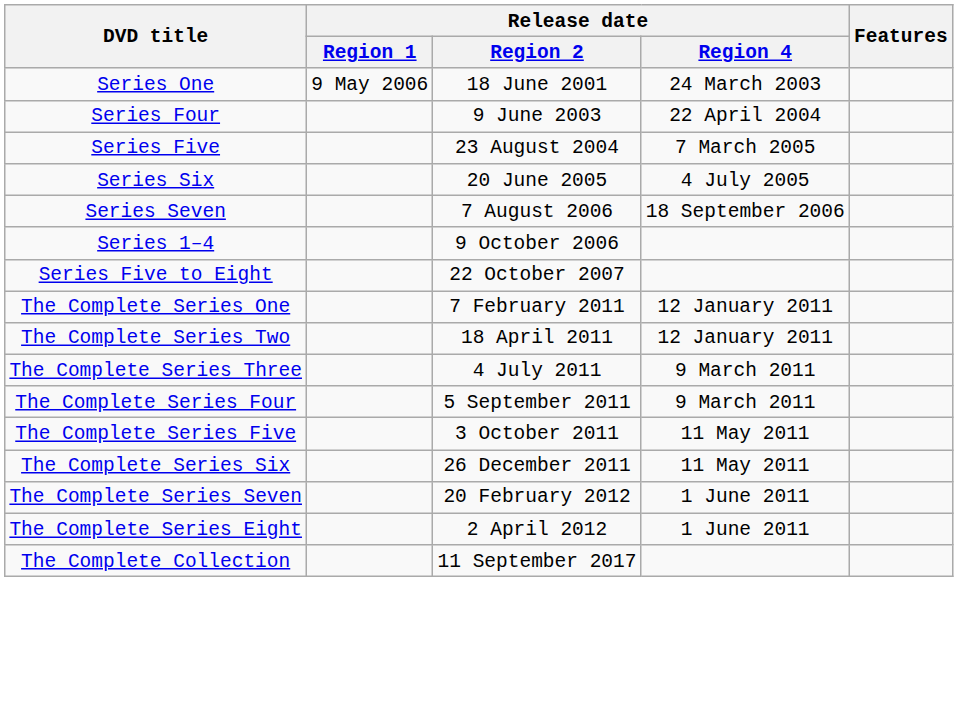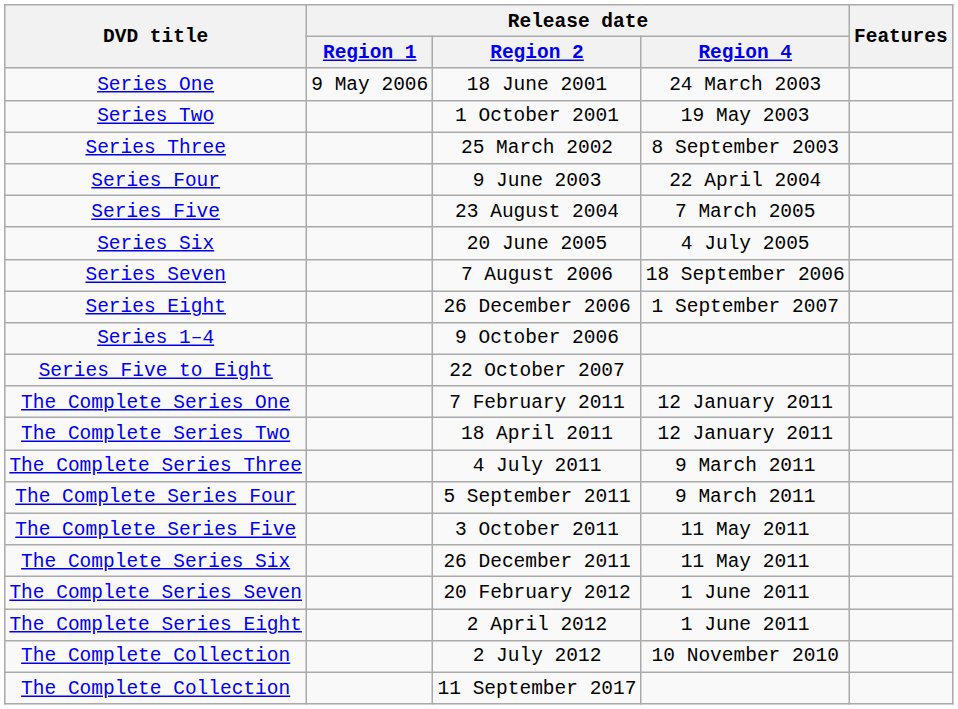+ row: (537, 116)
+ row: (537, 148)
+ row: (537, 307)
+ row: (537, 656)
